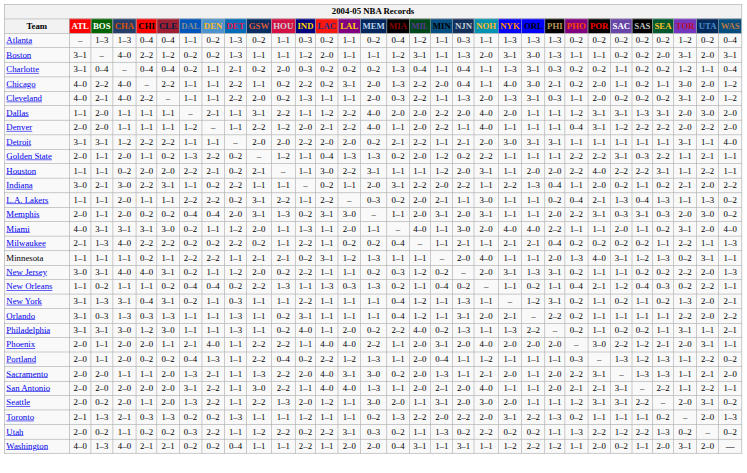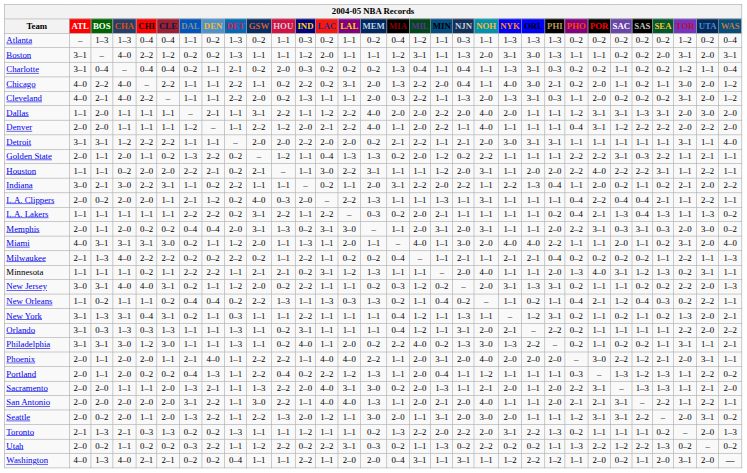+ row: (30, 200)
(124, 200) 2–0 -> (124, 214) 1–1
(486, 200) 3–0 -> (486, 214) 1–1
(486, 330) 1–1 -> (486, 345) 3–0
